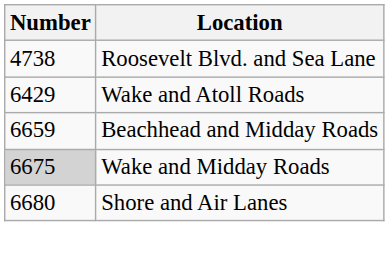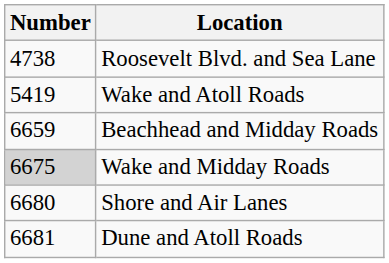(33, 94) 6429 -> (33, 94) 5419
+ row: (202, 238)
